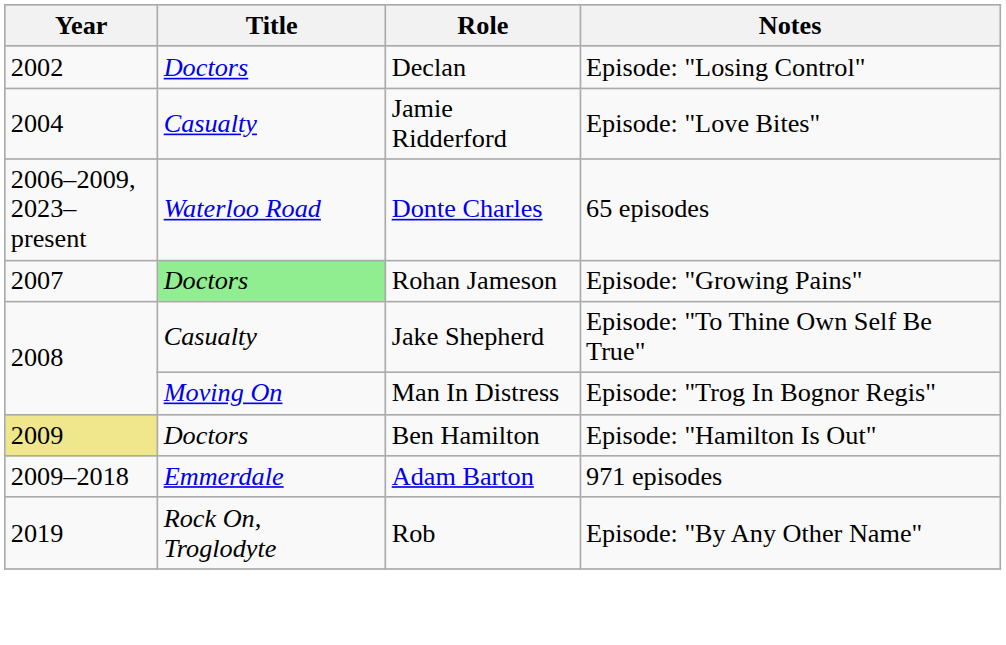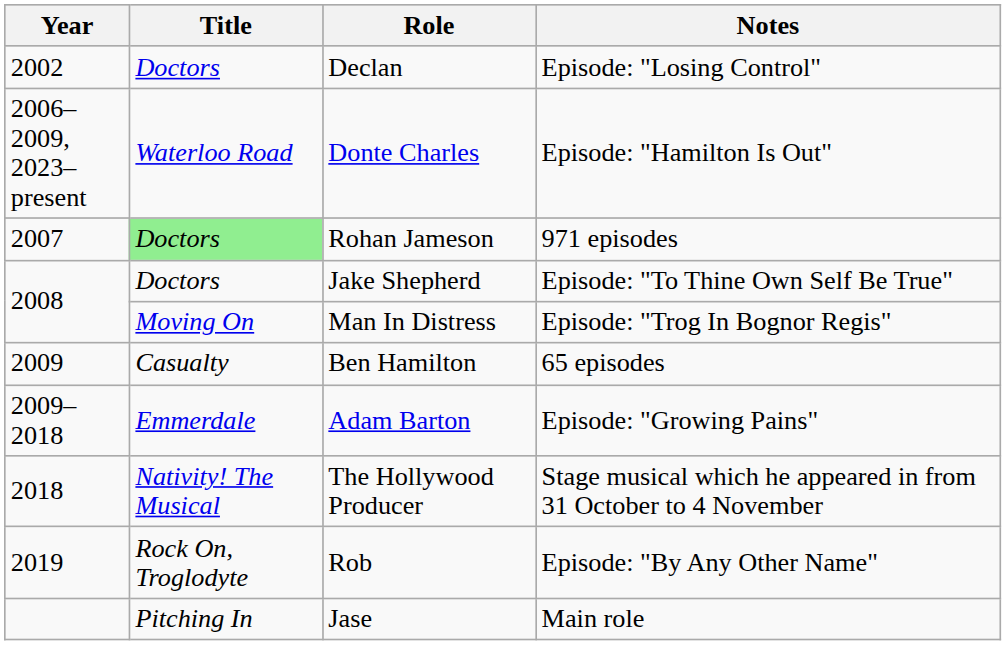- row: (449, 123)
(648, 209) 65 episodes -> (687, 152) Episode: "Hamilton Is Out"
(724, 280) Episode: "Growing Pains" -> (610, 238) 971 episodes
(210, 336) Casualty -> (178, 280) Doctors
(37, 434) khaki background -> (37, 363) no background
(206, 434) Doctors -> (182, 363) Casualty
(731, 434) Episode: "Hamilton Is Out" -> (603, 363) 65 episodes
(654, 476) 971 episodes -> (680, 419) Episode: "Growing Pains"
+ row: (411, 491)
+ row: (350, 618)
